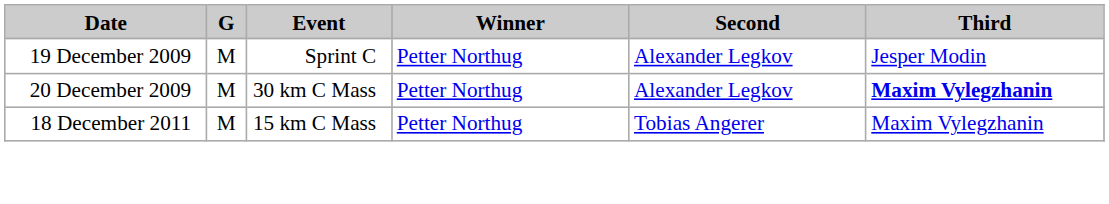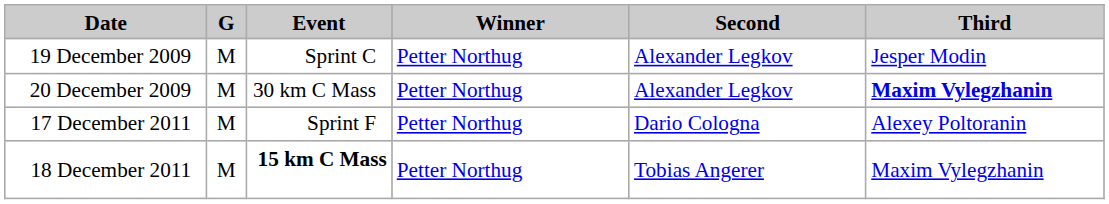+ row: (116, 124)
(320, 124) normal -> (322, 170) bold
